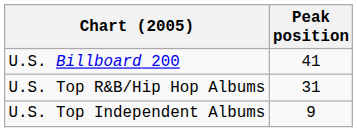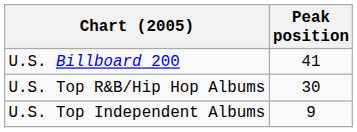(311, 88) 31 -> (311, 88) 30
